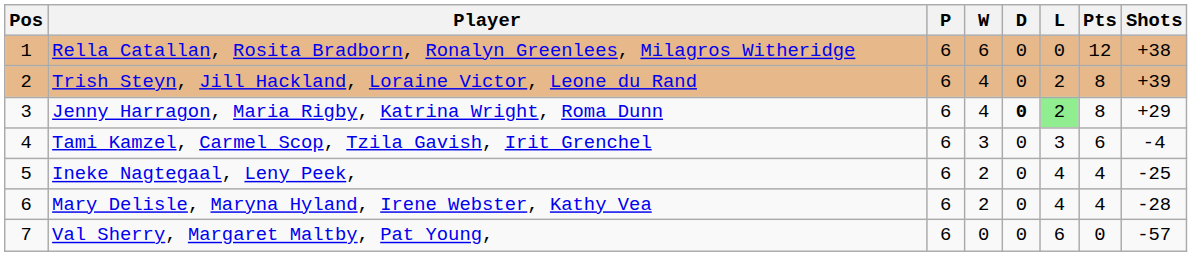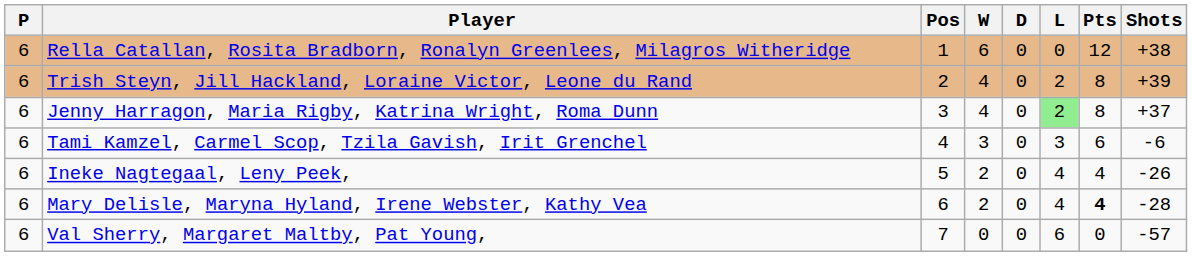columns swapped: (26, 20) <-> (946, 20)
(1022, 112) bold -> (1022, 112) normal
(1154, 112) +29 -> (1154, 112) +37
(1154, 143) -4 -> (1154, 143) -6
(1154, 174) -25 -> (1154, 174) -26
(1100, 204) normal -> (1100, 204) bold
